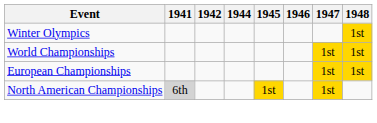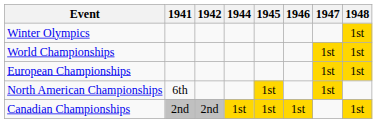(180, 90) lightgrey background -> (180, 90) no background
+ row: (69, 109)
